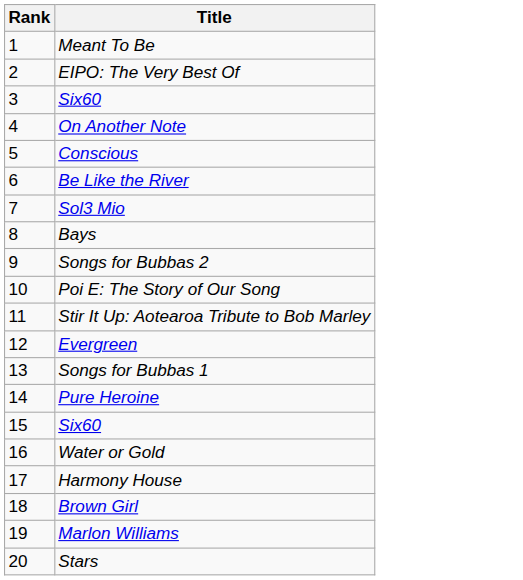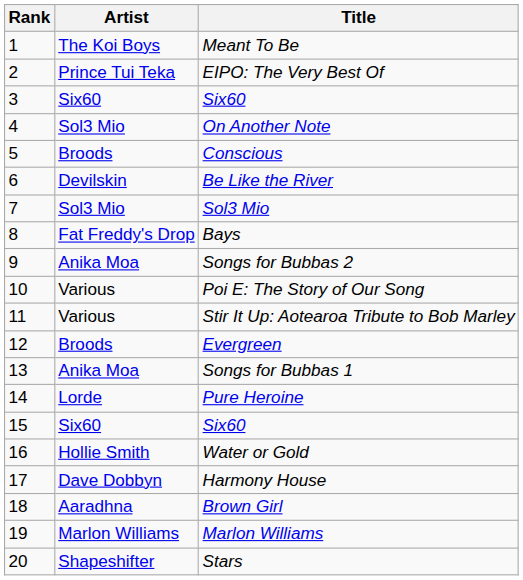+ column: (126, 18)
